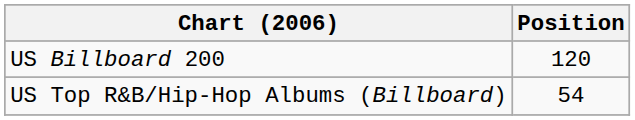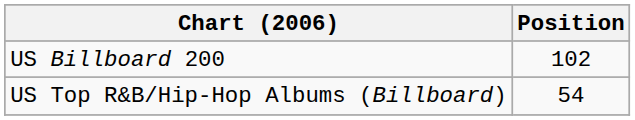(571, 60) 120 -> (571, 60) 102
